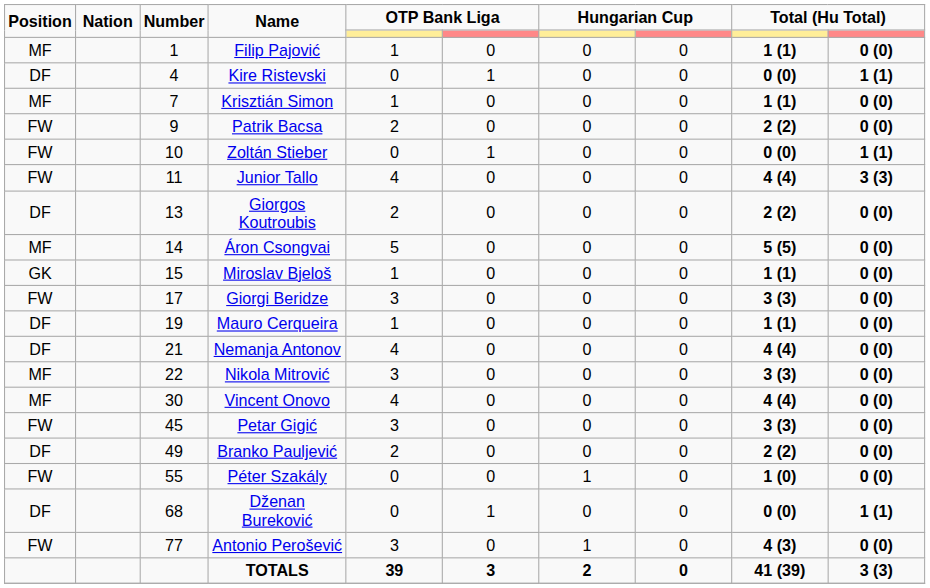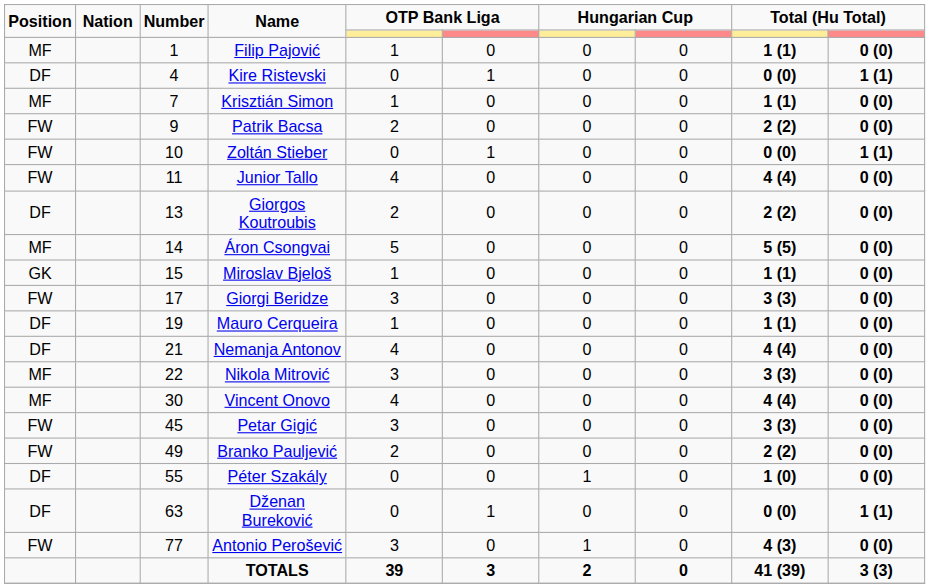(876, 178) 3 (3) -> (876, 178) 0 (0)
(40, 451) DF -> (40, 451) FW
(40, 477) FW -> (40, 477) DF
(174, 511) 68 -> (174, 511) 63
